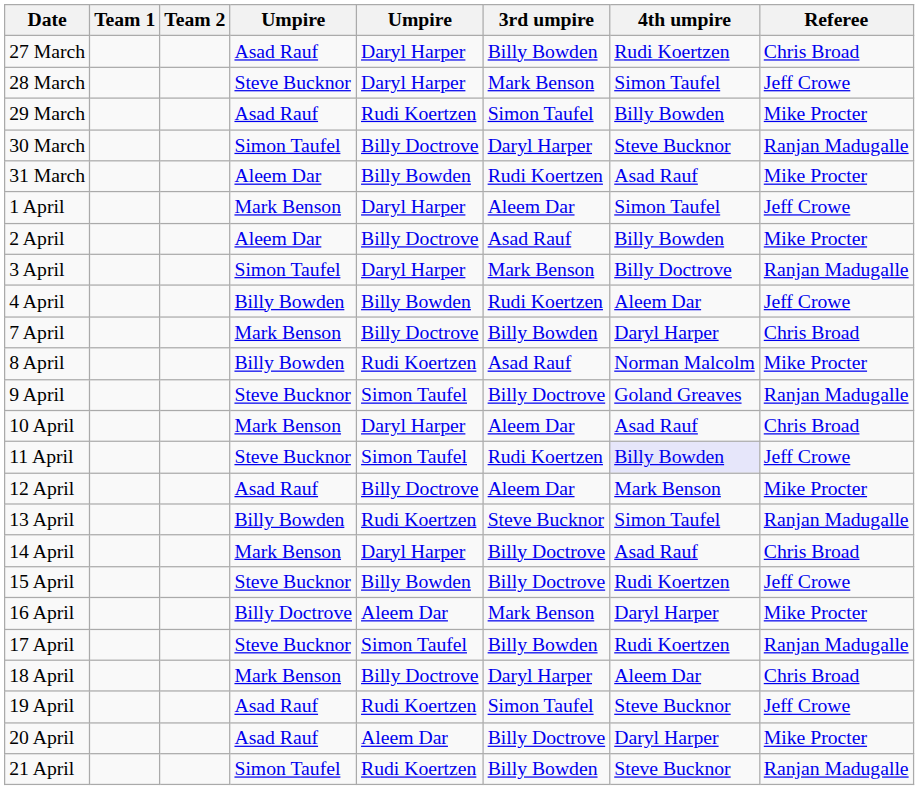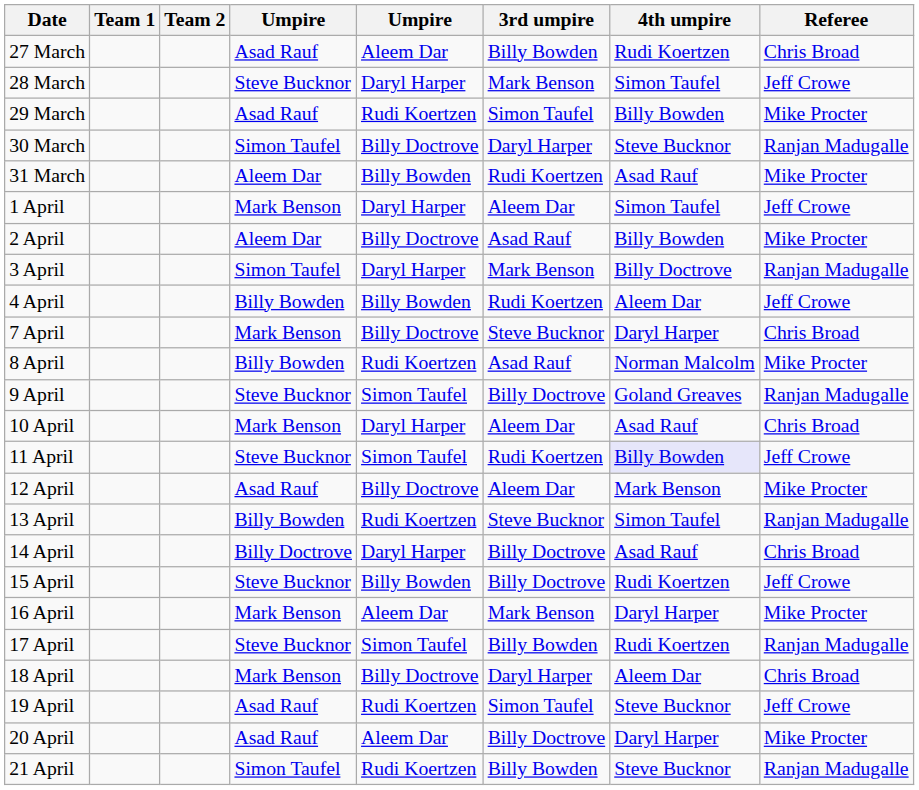(413, 51) Daryl Harper -> (404, 51) Aleem Dar
(543, 332) Billy Bowden -> (546, 332) Steve Bucknor
(288, 550) Mark Benson -> (293, 550) Billy Doctrove
(293, 613) Billy Doctrove -> (288, 613) Mark Benson
